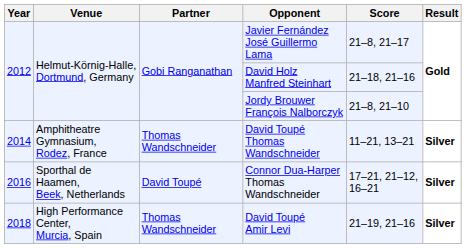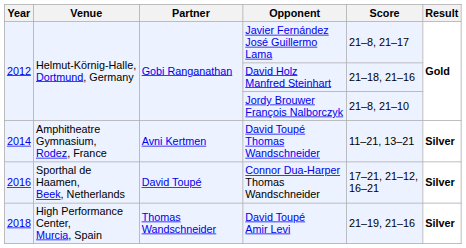(179, 142) Thomas Wandschneider -> (174, 142) Avni Kertmen
